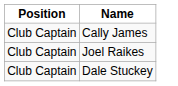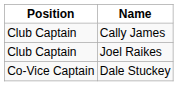(42, 71) Club Captain -> (51, 71) Co-Vice Captain
